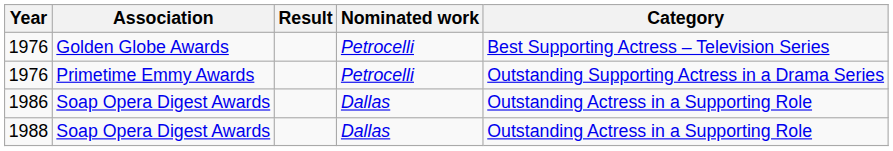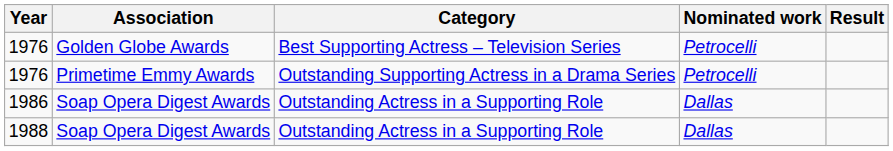columns swapped: (686, 18) <-> (306, 18)
